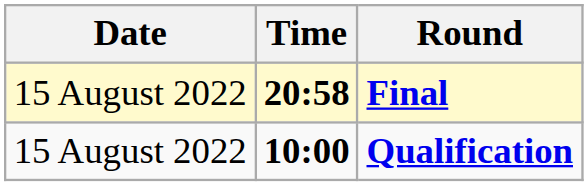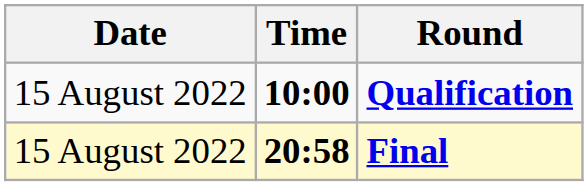rows swapped: (470, 150) <-> (407, 92)
